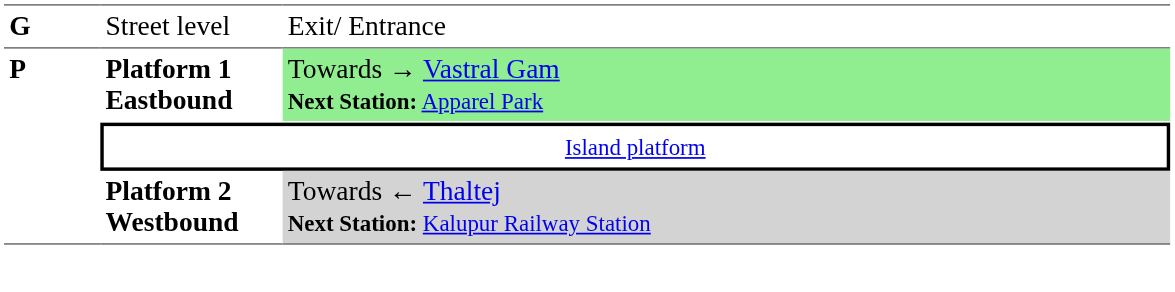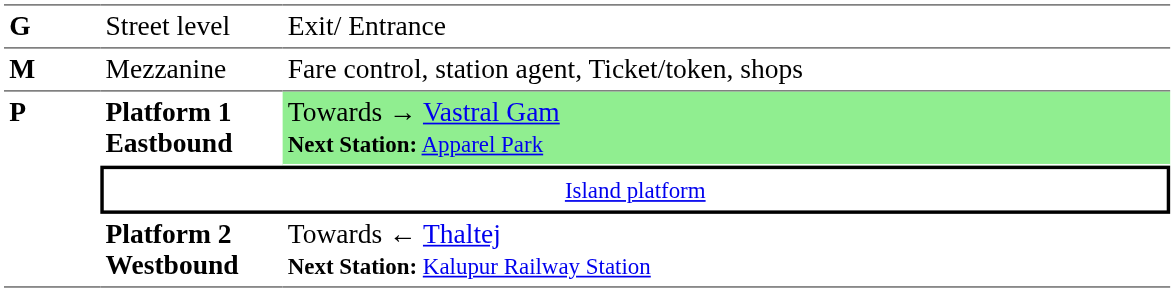+ row: (166, 69)
(469, 206) lightgrey background -> (469, 249) no background
